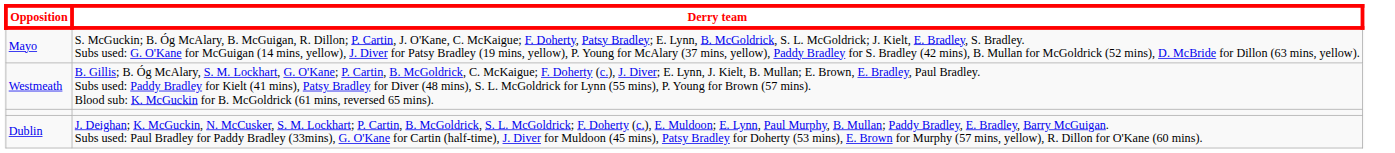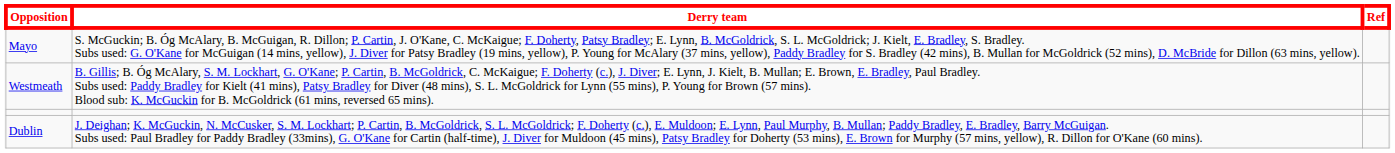+ column: (1376, 17)
